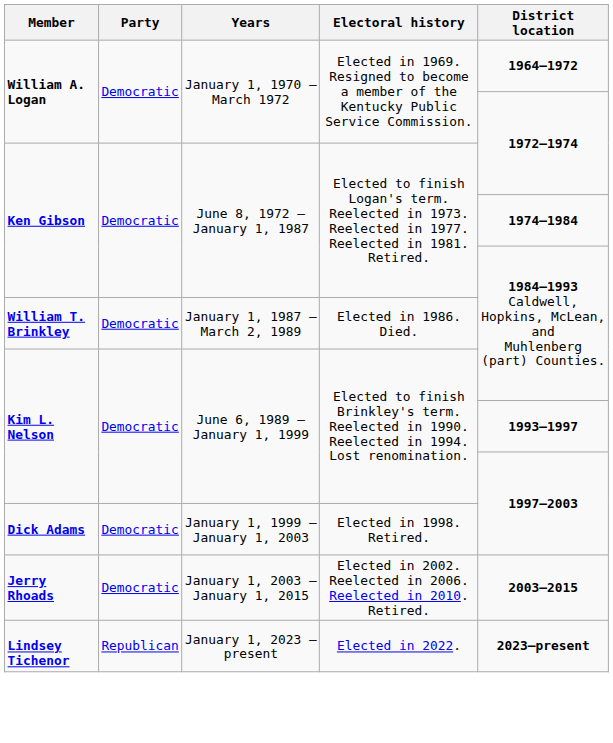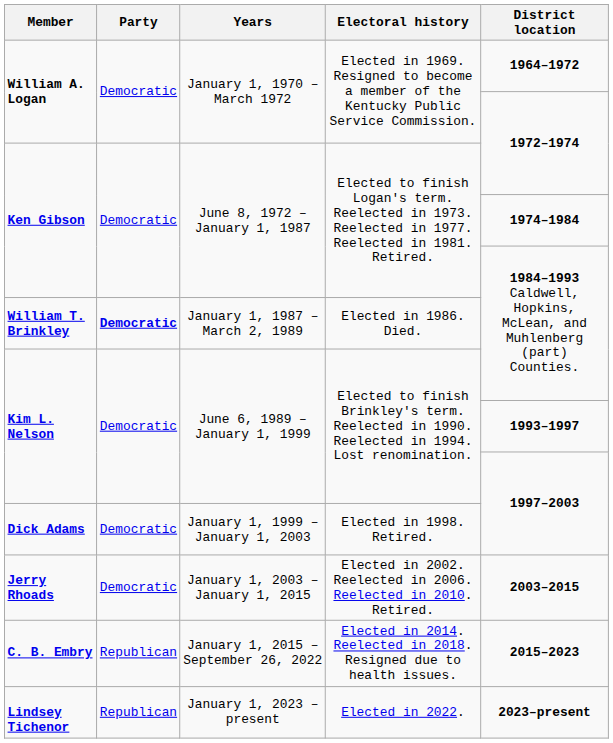(140, 323) normal -> (138, 323) bold
+ row: (50, 653)
